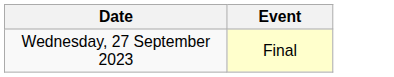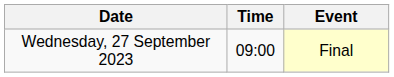+ column: (255, 16)
